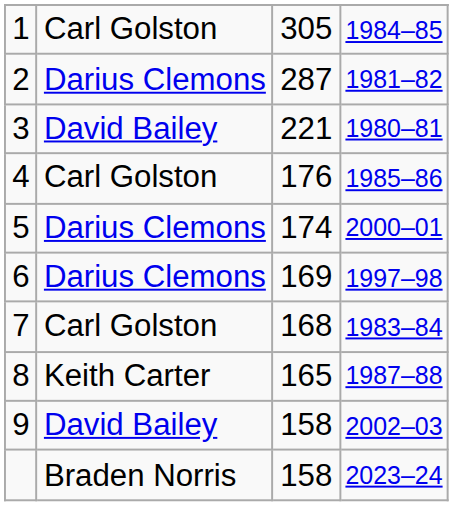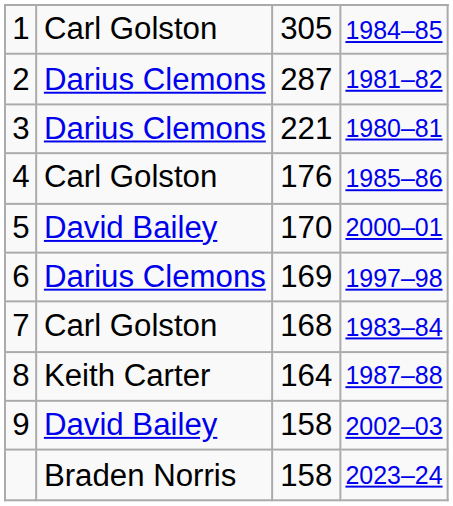(131, 128) David Bailey -> (155, 128) Darius Clemons
(155, 227) Darius Clemons -> (131, 227) David Bailey
(306, 227) 174 -> (306, 227) 170
(306, 375) 165 -> (306, 375) 164
